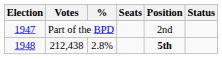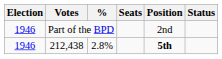(25, 29) 1947 -> (25, 29) 1946
(25, 45) 1948 -> (25, 45) 1946
